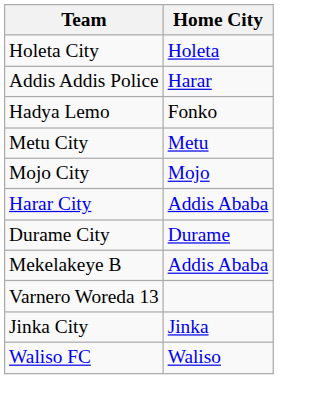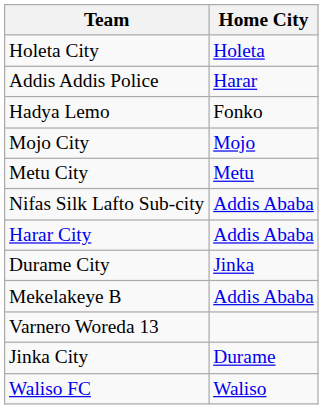rows swapped: (49, 142) <-> (49, 173)
+ row: (107, 204)
(199, 234) Durame -> (234, 265) Jinka
(188, 326) Jinka -> (244, 357) Durame
